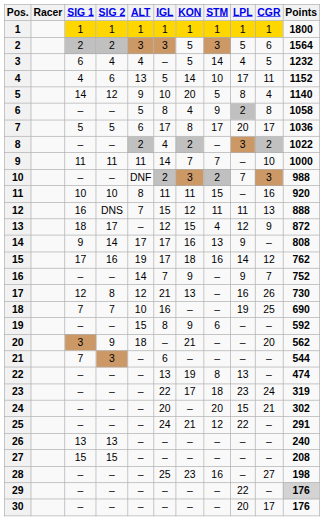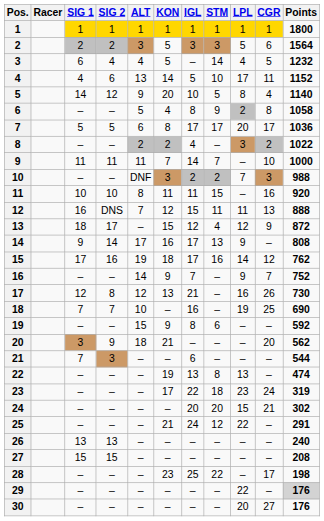columns swapped: (190, 12) <-> (165, 12)
(217, 474) 16 -> (217, 474) 22
(269, 474) 27 -> (269, 474) 17
(269, 507) 17 -> (269, 507) 27
